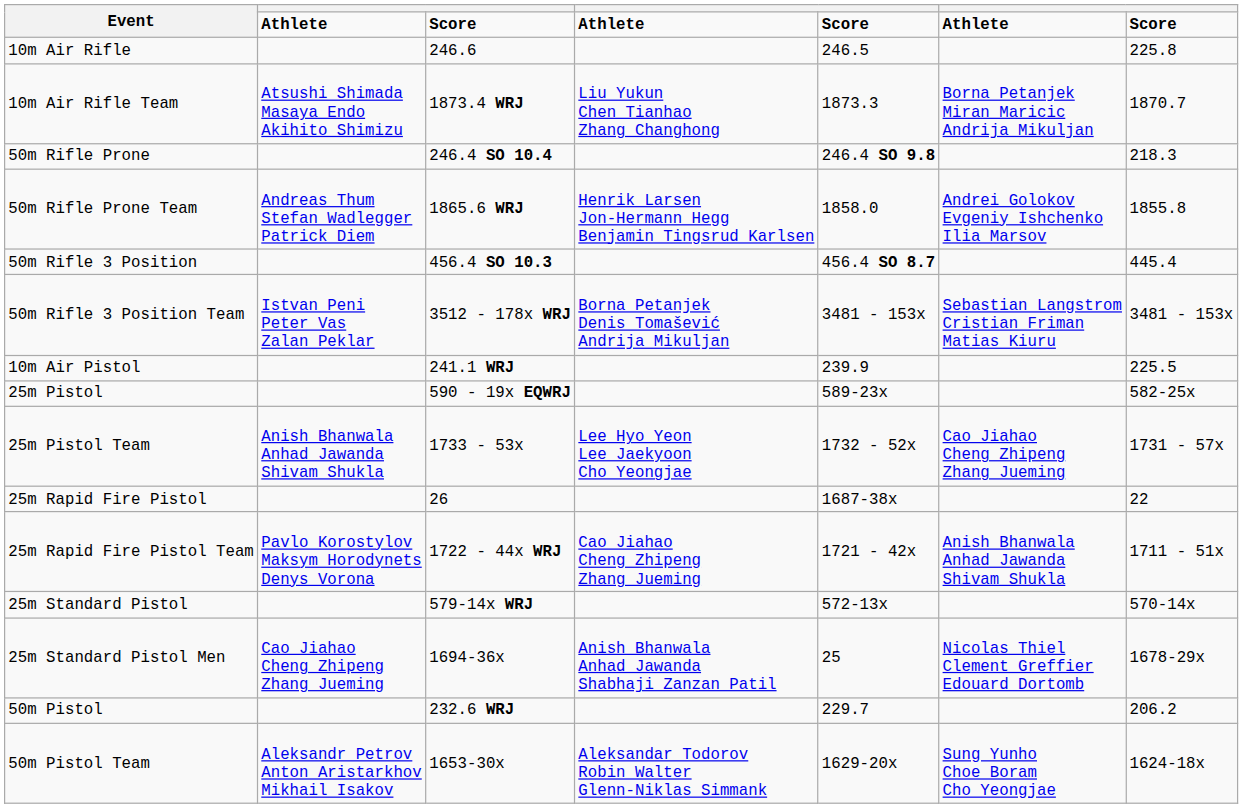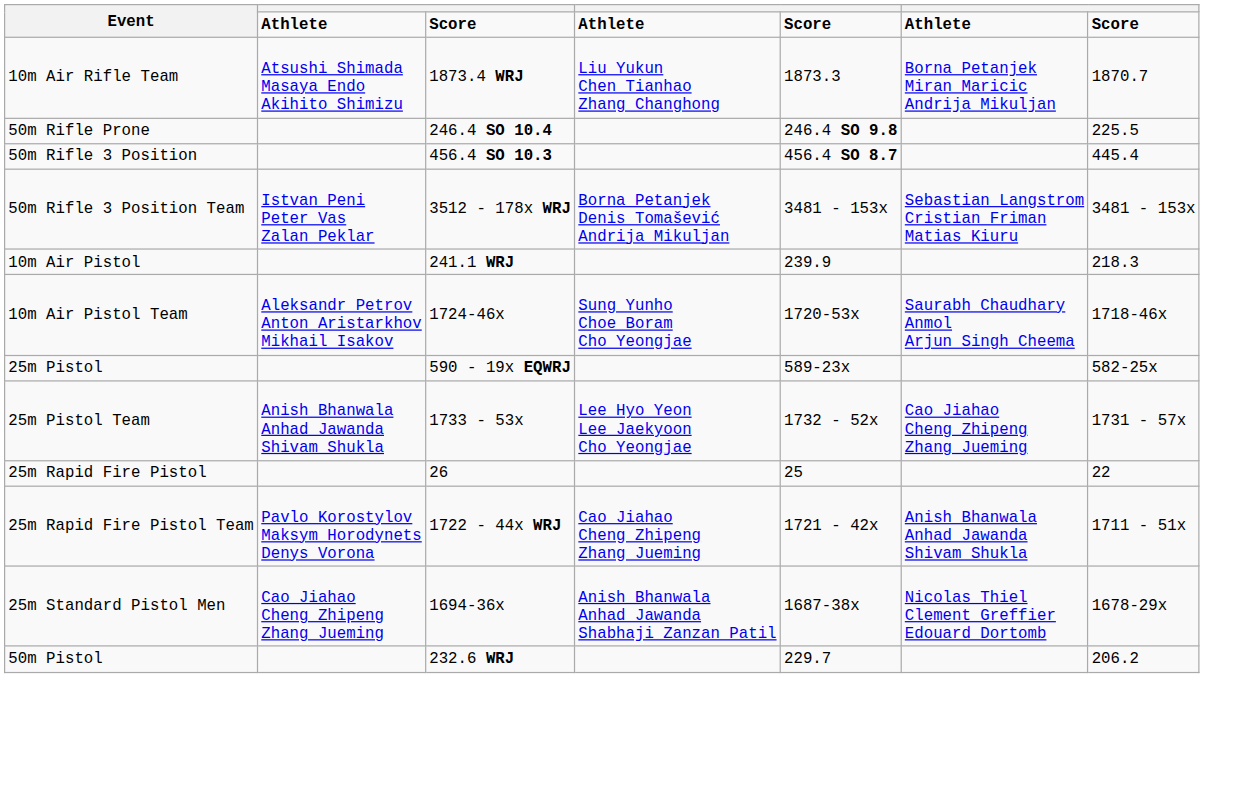- row: (70, 51)
(1153, 156) 218.3 -> (1115, 131) 225.5
- row: (103, 209)
(1153, 368) 225.5 -> (1115, 262) 218.3
+ row: (98, 315)
(860, 499) 1687-38x -> (793, 473) 25
- row: (98, 605)
(831, 658) 25 -> (822, 606) 1687-38x
- row: (79, 763)
